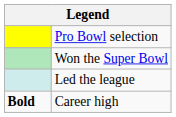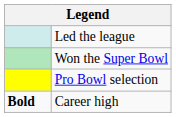rows swapped: (106, 36) <-> (95, 79)
